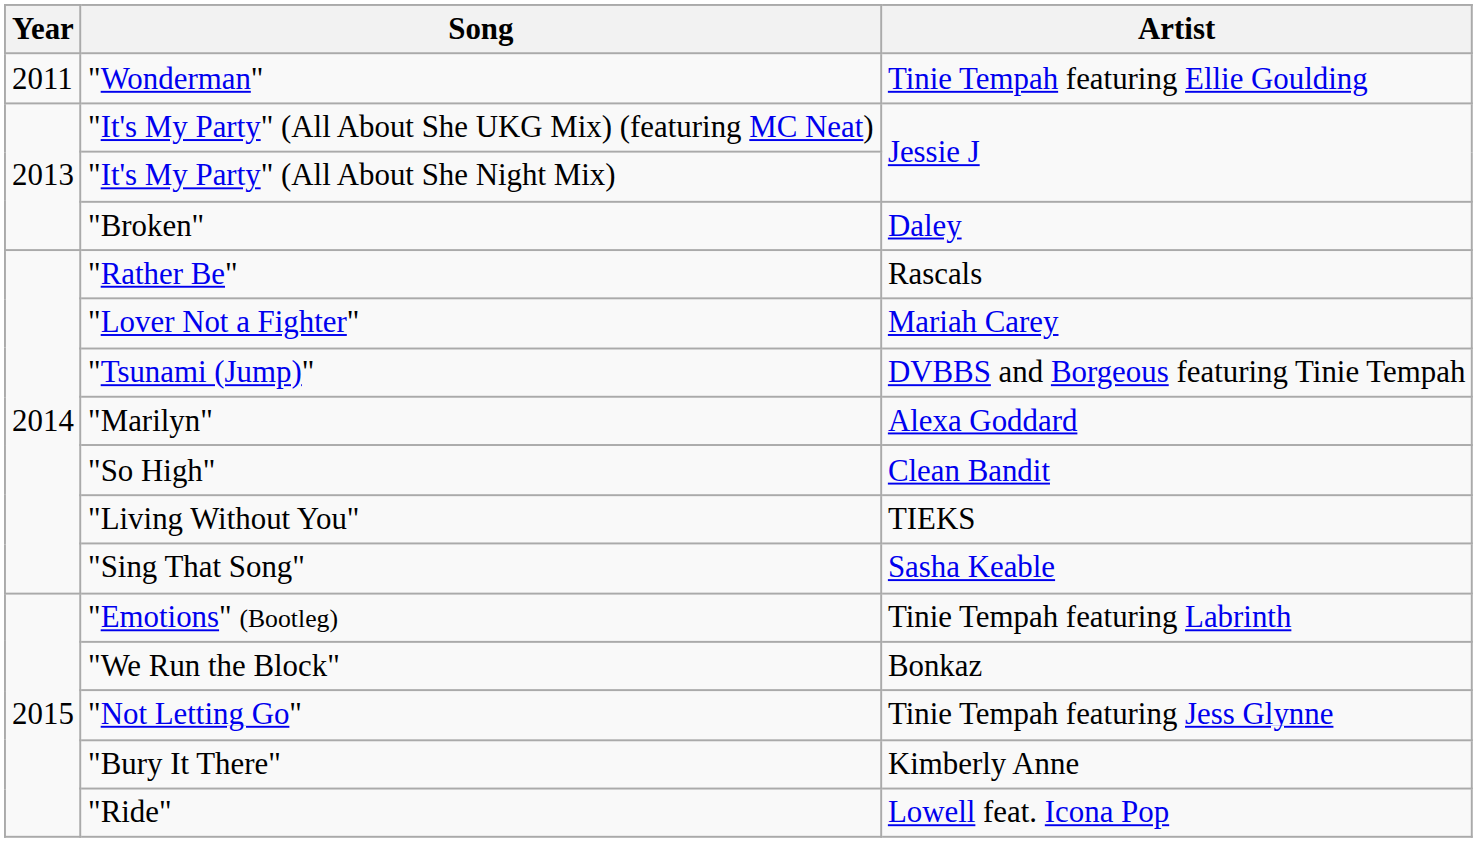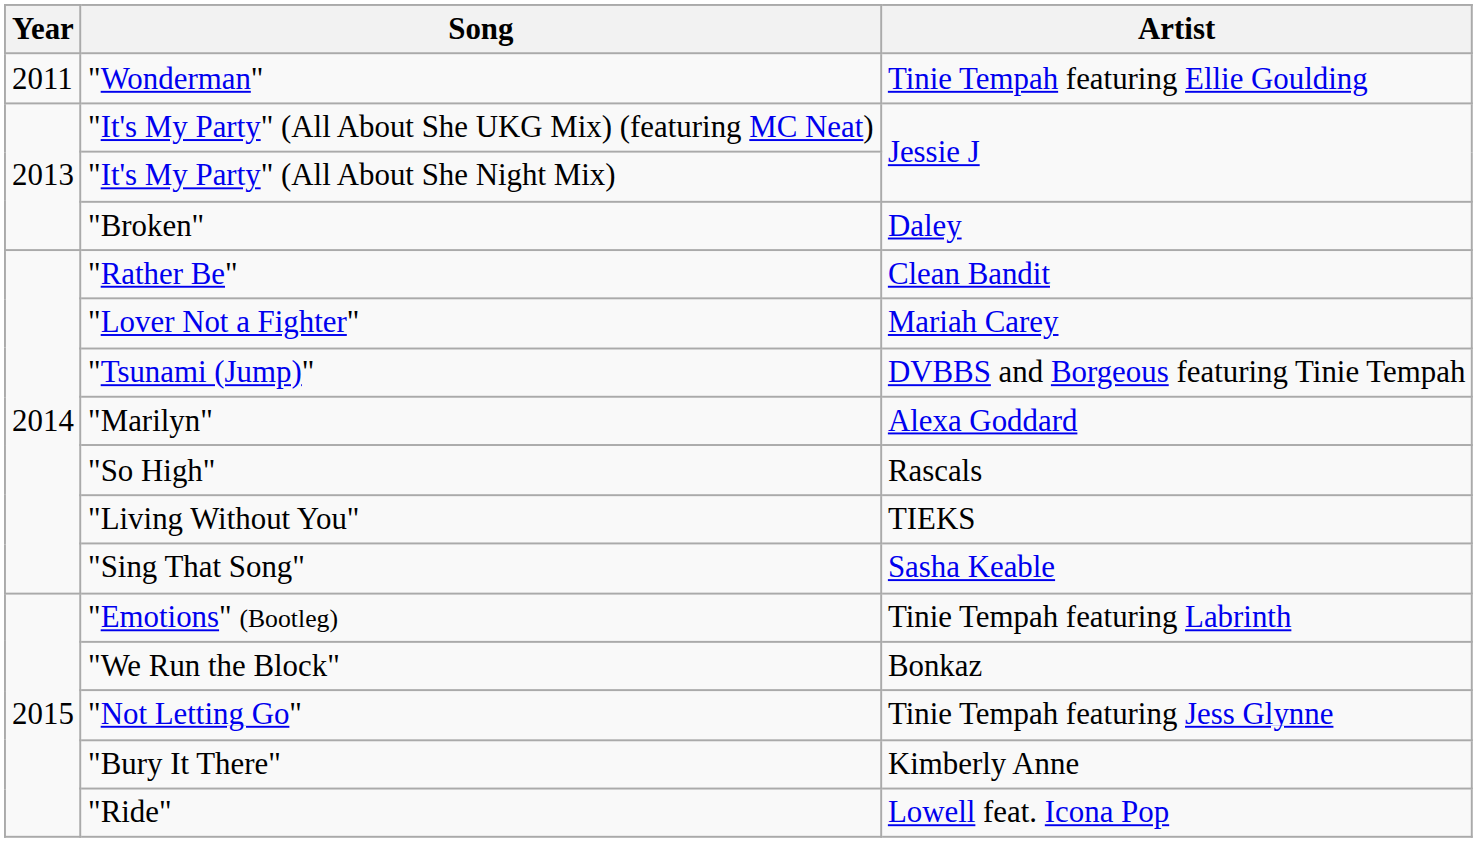(935, 273) Rascals -> (969, 273) Clean Bandit
(969, 469) Clean Bandit -> (935, 469) Rascals
